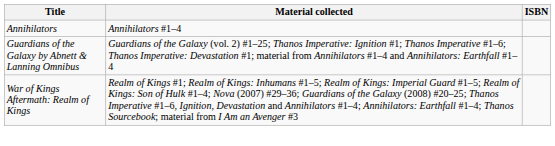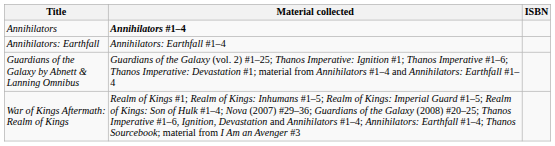(145, 28) normal -> (148, 28) bold
+ row: (53, 44)
